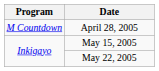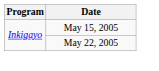- row: (109, 27)
